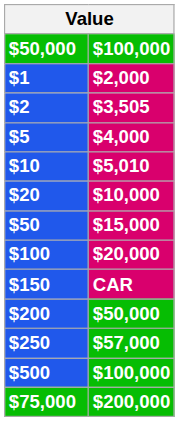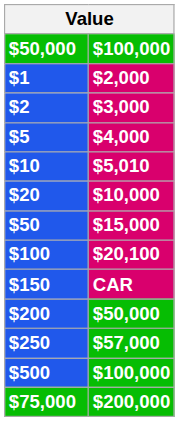(121, 107) $3,505 -> (121, 107) $3,000
(126, 254) $20,000 -> (126, 254) $20,100
